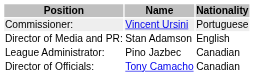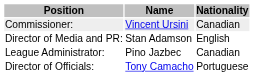(222, 24) Portuguese -> (218, 24) Canadian
(218, 67) Canadian -> (222, 67) Portuguese
